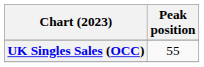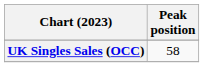(173, 51) 55 -> (173, 51) 58
